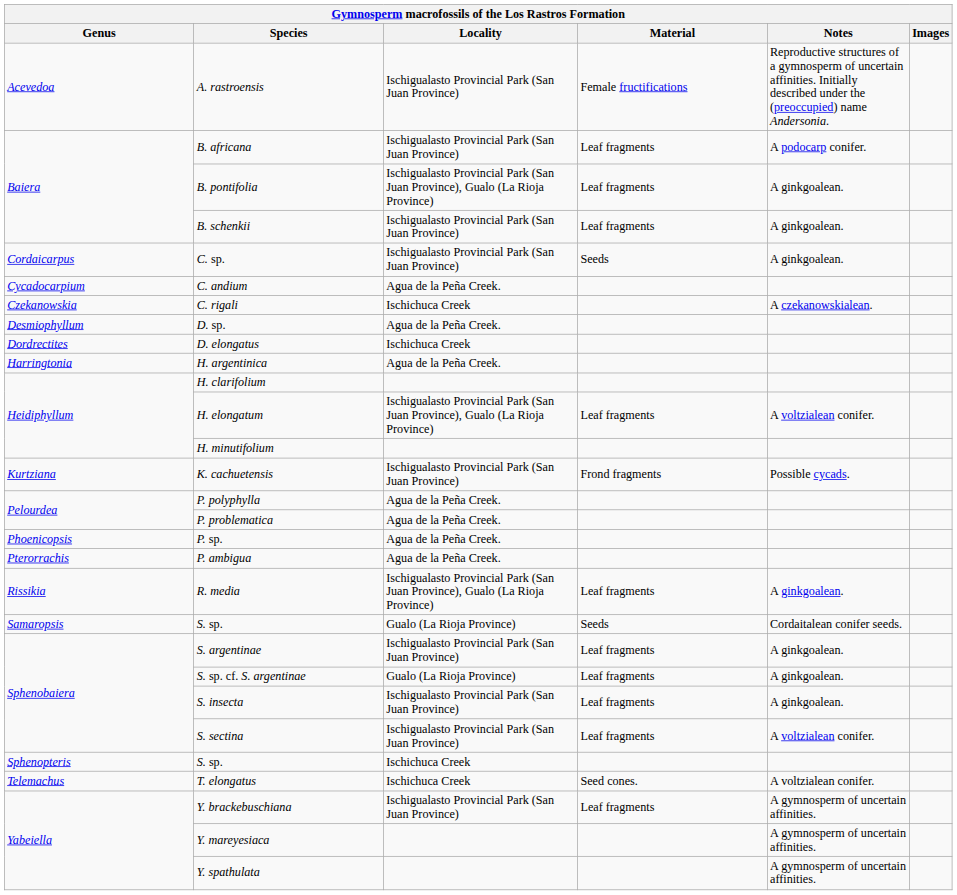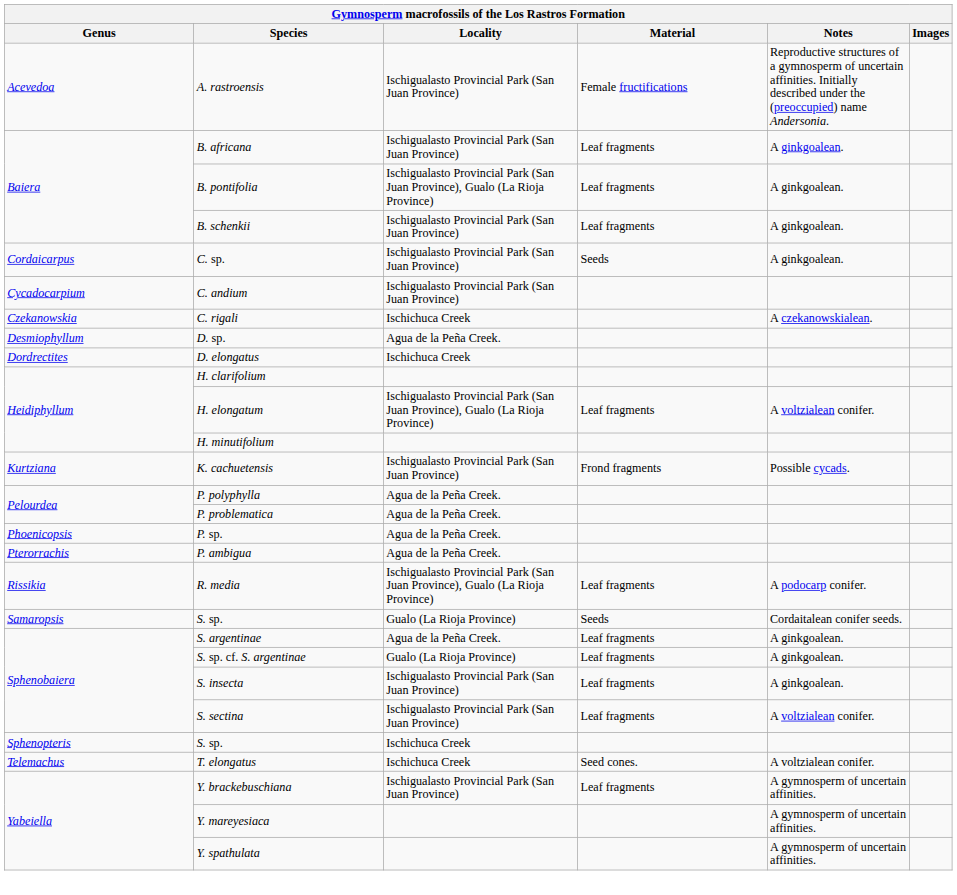(818, 147) A podocarp conifer. -> (807, 147) A ginkgoalean.
(443, 285) Agua de la Peña Creek. -> (470, 292) Ischigualasto Provincial Park (San Juan Province)
- row: (40, 363)
(807, 591) A ginkgoalean. -> (818, 585) A podocarp conifer.
(470, 650) Ischigualasto Provincial Park (San Juan Province) -> (443, 638) Agua de la Peña Creek.
